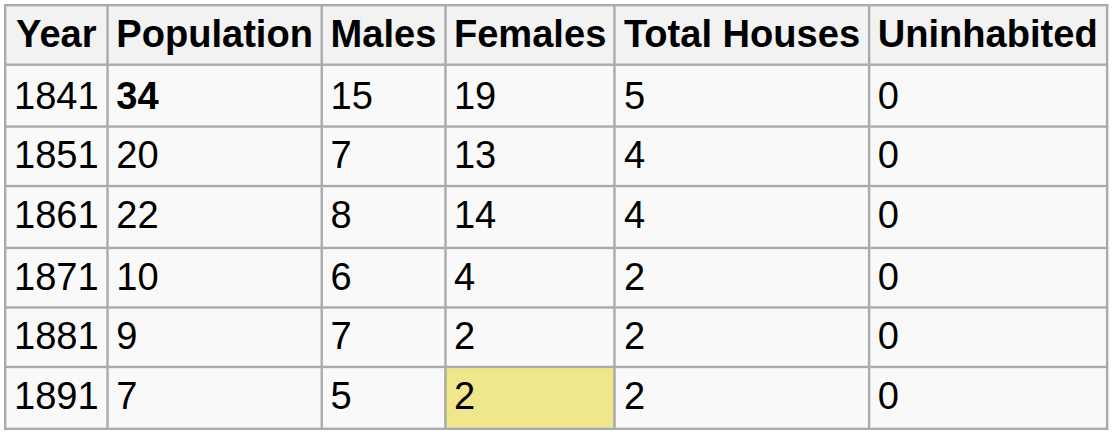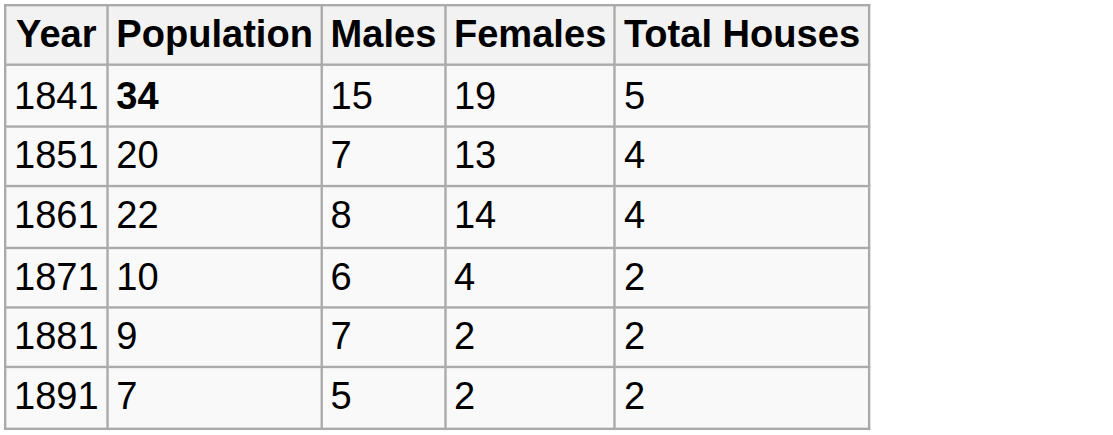- column: (988, 34)
(464, 397) khaki background -> (464, 397) no background
